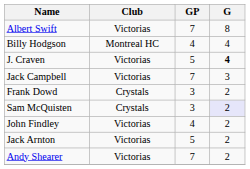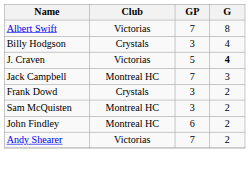(132, 44) Montreal HC -> (132, 44) Crystals
(192, 44) 4 -> (192, 44) 3
(132, 76) Victorias -> (132, 76) Montreal HC
(132, 108) Crystals -> (132, 108) Montreal HC
(227, 108) lavender background -> (227, 108) no background
(132, 124) Victorias -> (132, 124) Montreal HC
(192, 124) 4 -> (192, 124) 6
- row: (31, 140)
